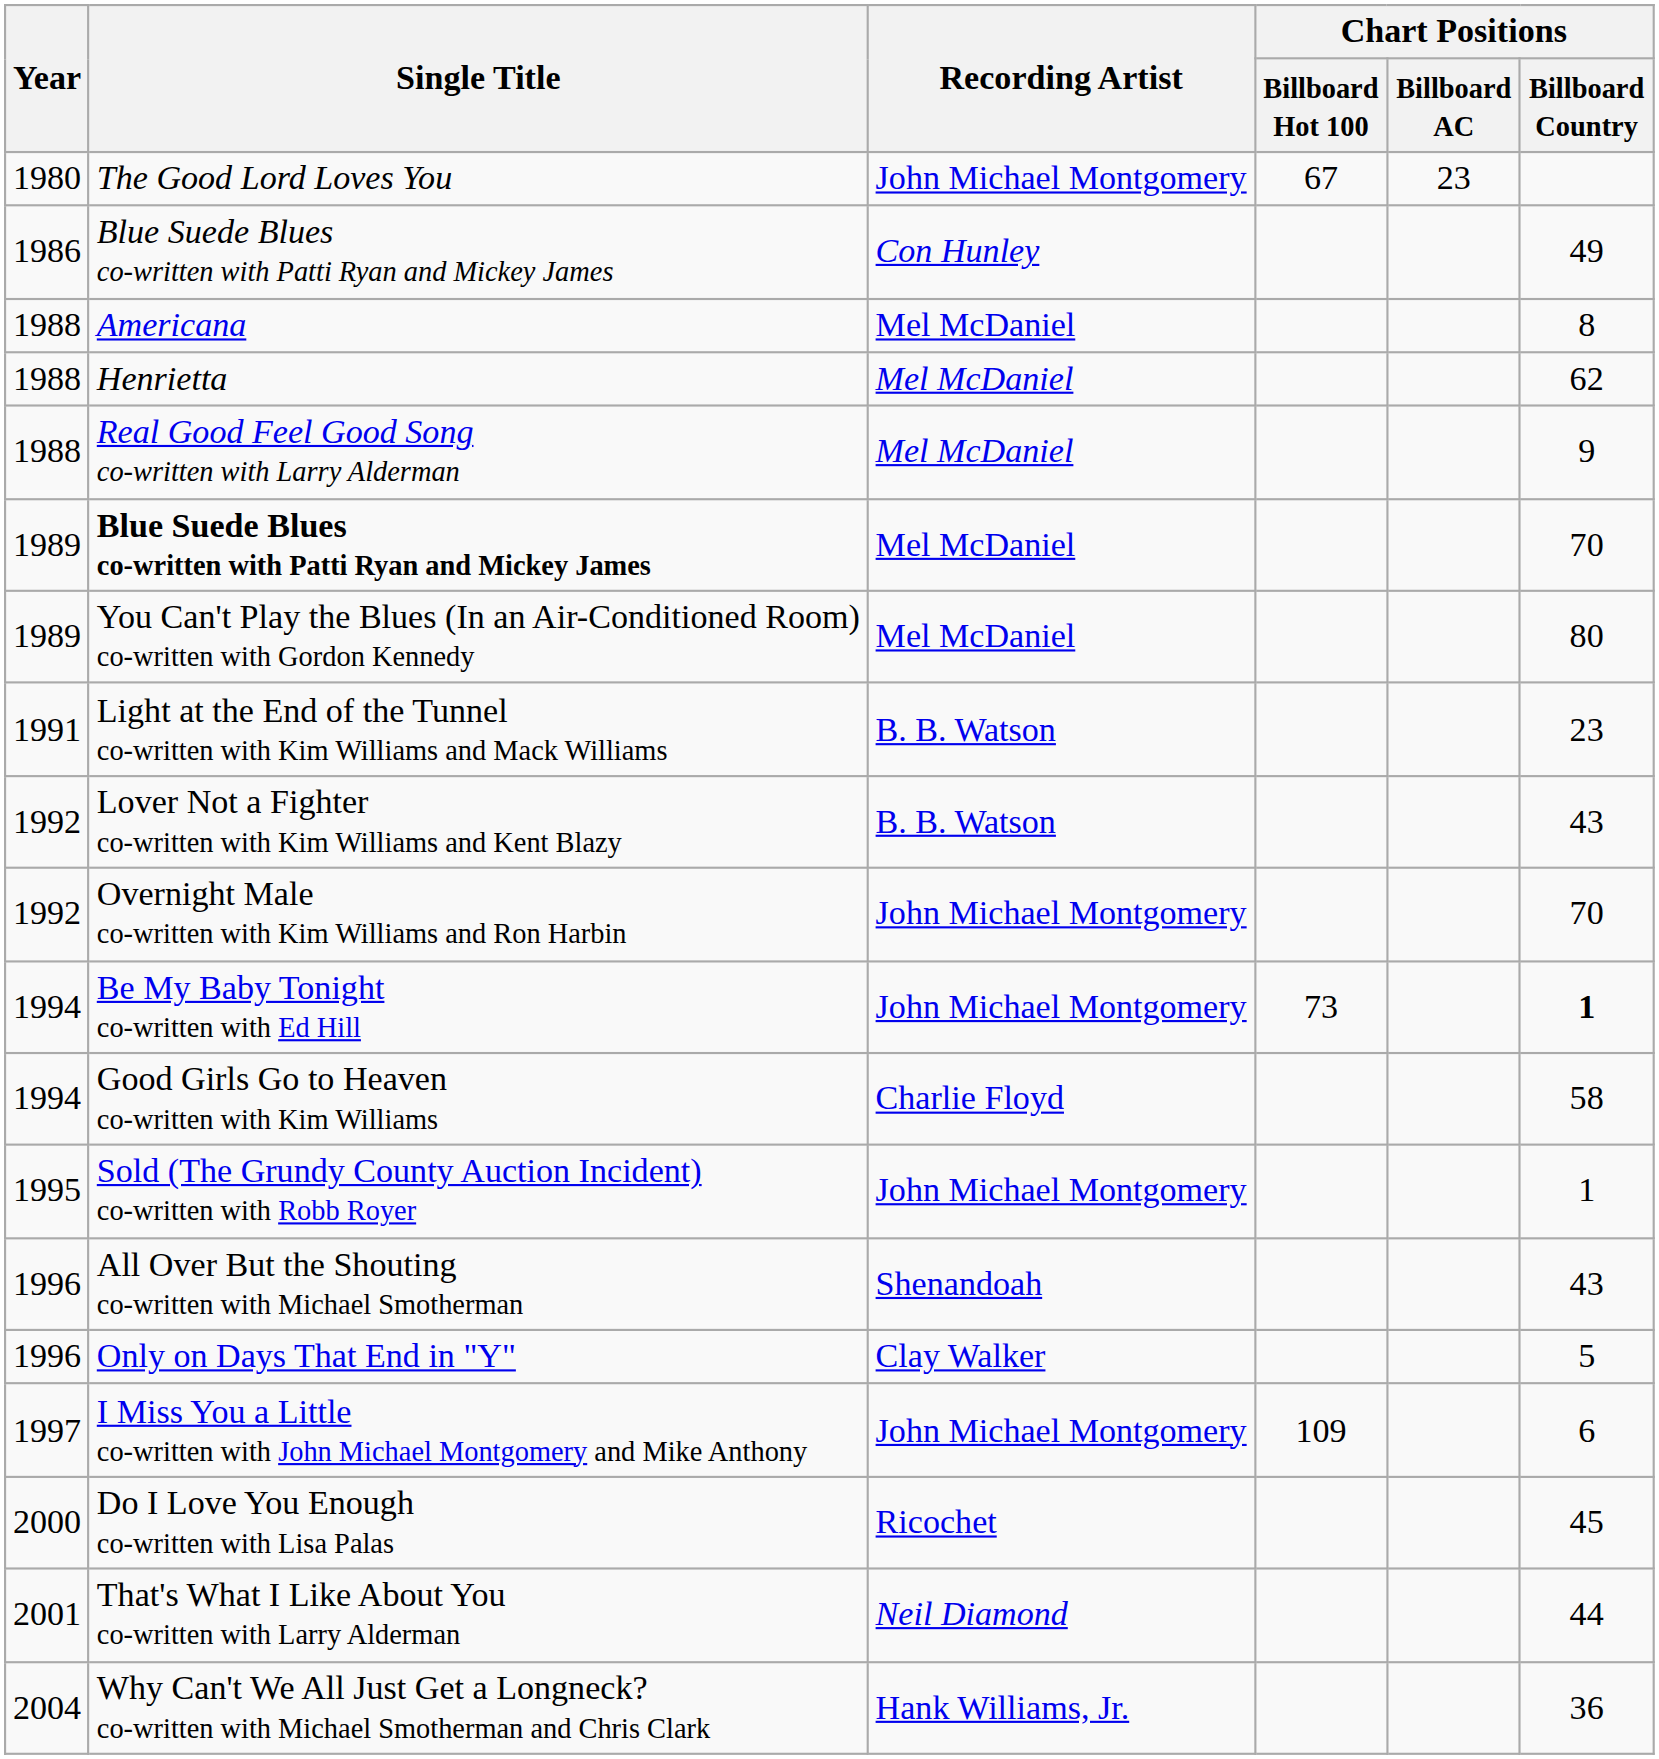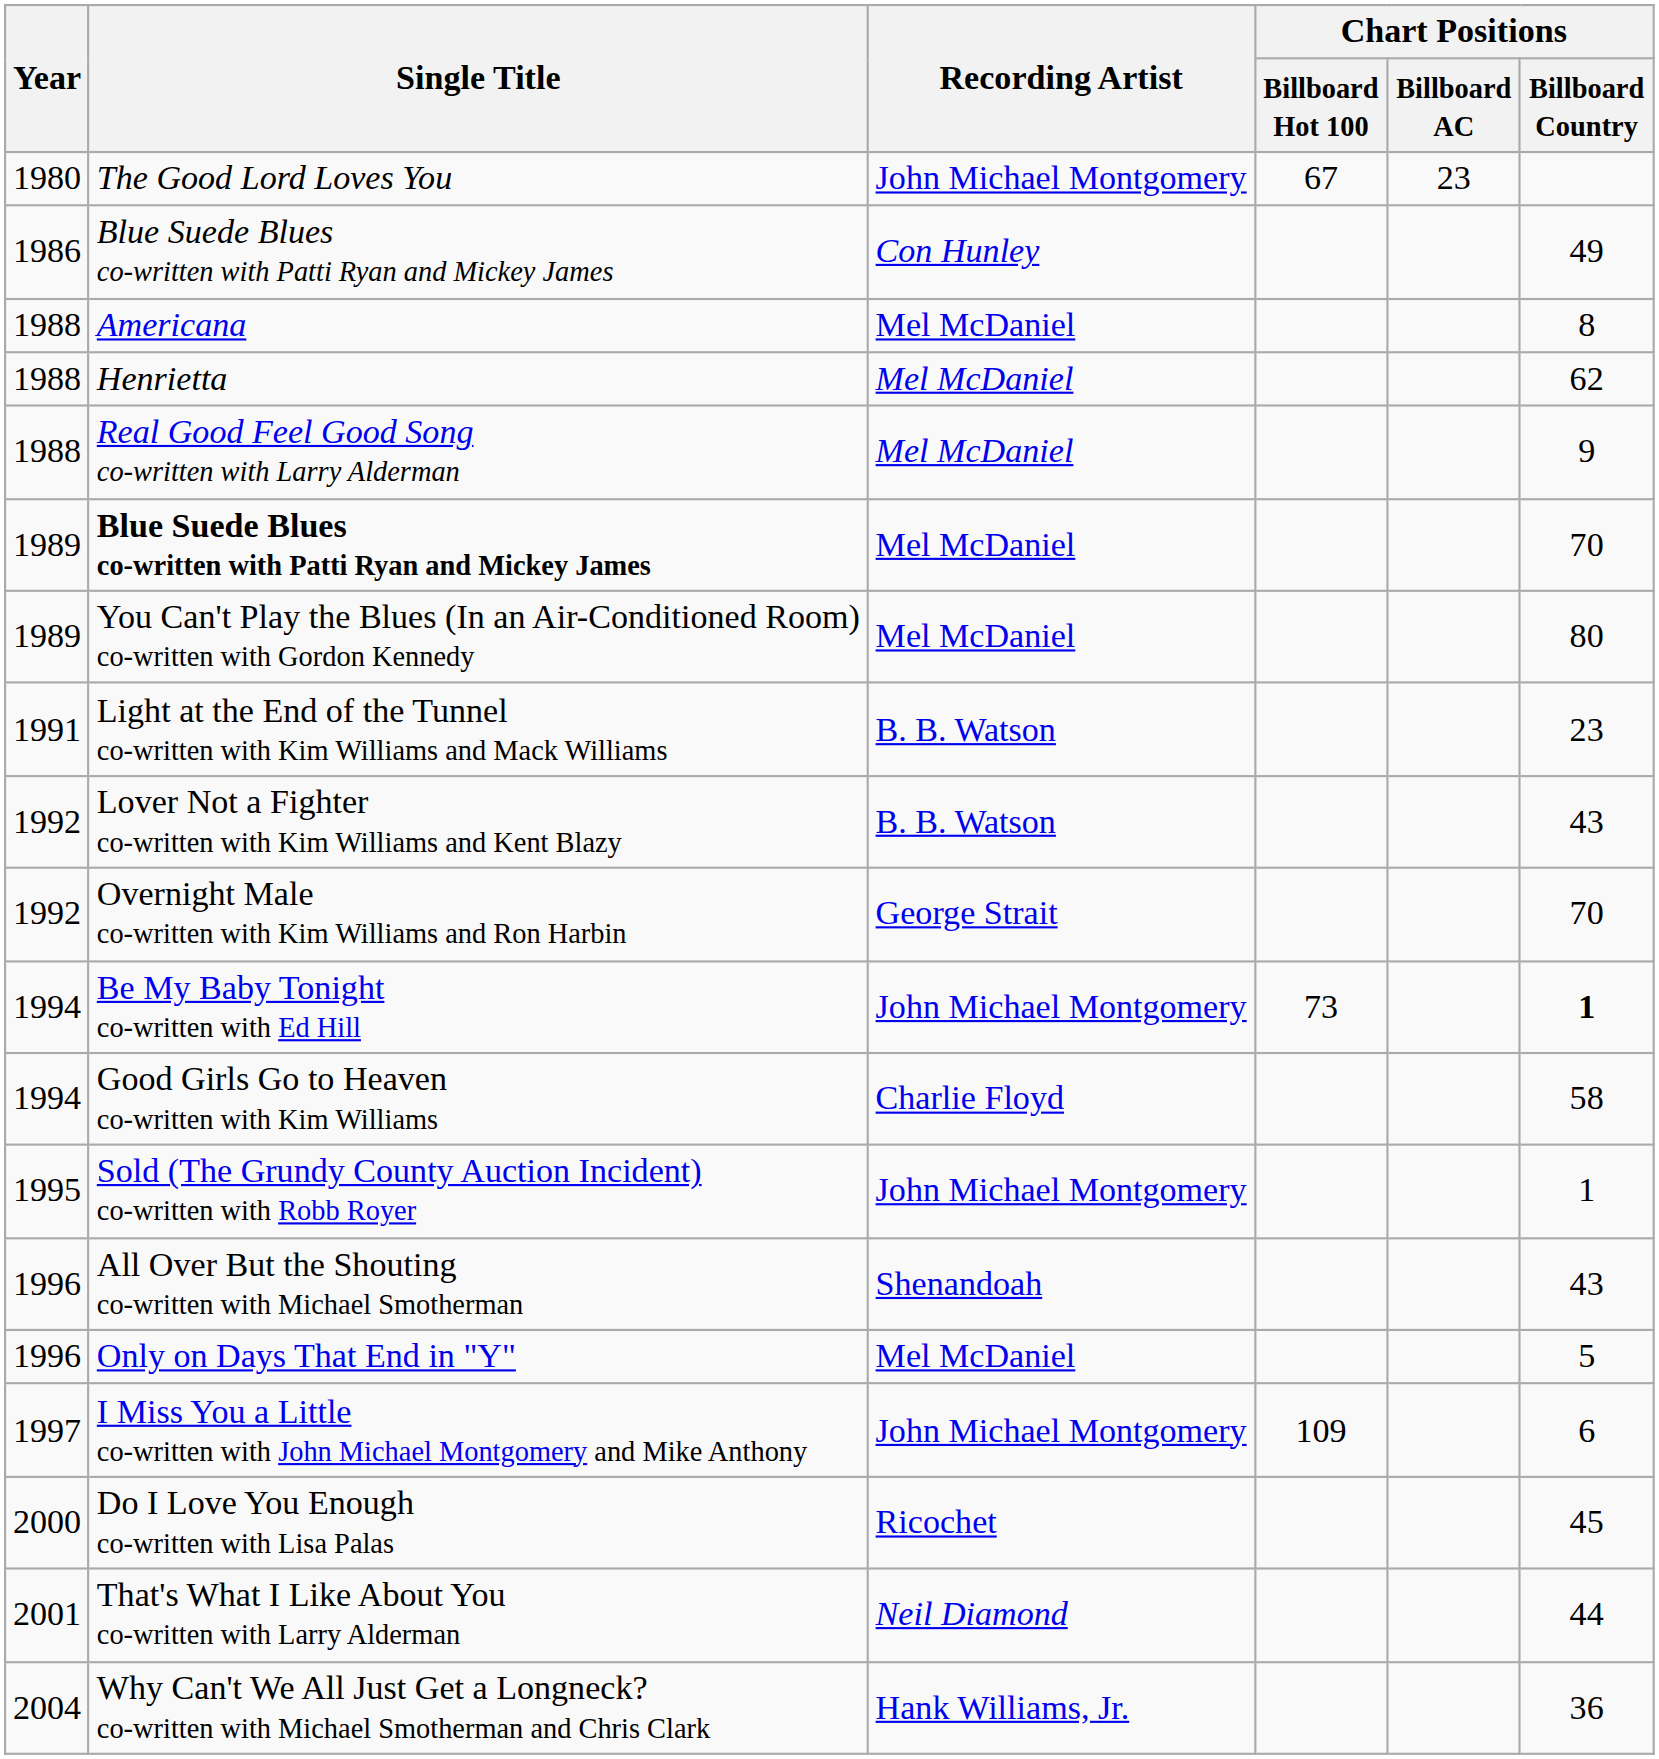(1061, 913) John Michael Montgomery -> (967, 913) George Strait
(961, 1356) Clay Walker -> (975, 1356) Mel McDaniel
